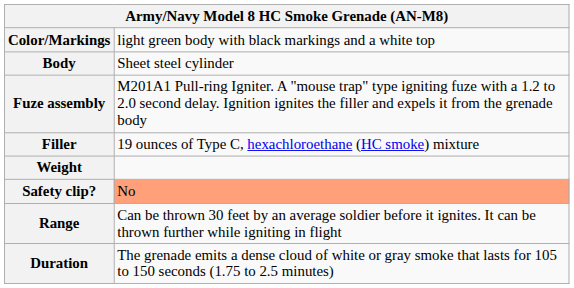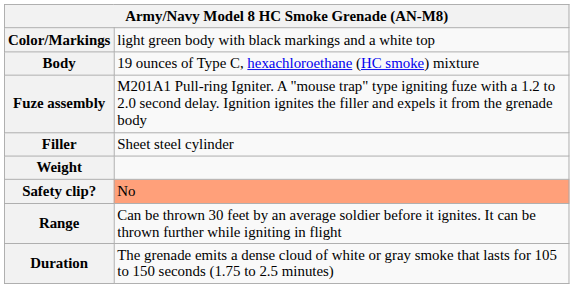(176, 63) Sheet steel cylinder -> (298, 63) 19 ounces of Type C, hexachloroethane (HC smoke) mixture
(298, 144) 19 ounces of Type C, hexachloroethane (HC smoke) mixture -> (176, 144) Sheet steel cylinder
